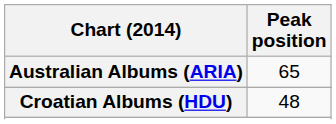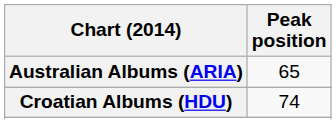(289, 102) 48 -> (289, 102) 74
